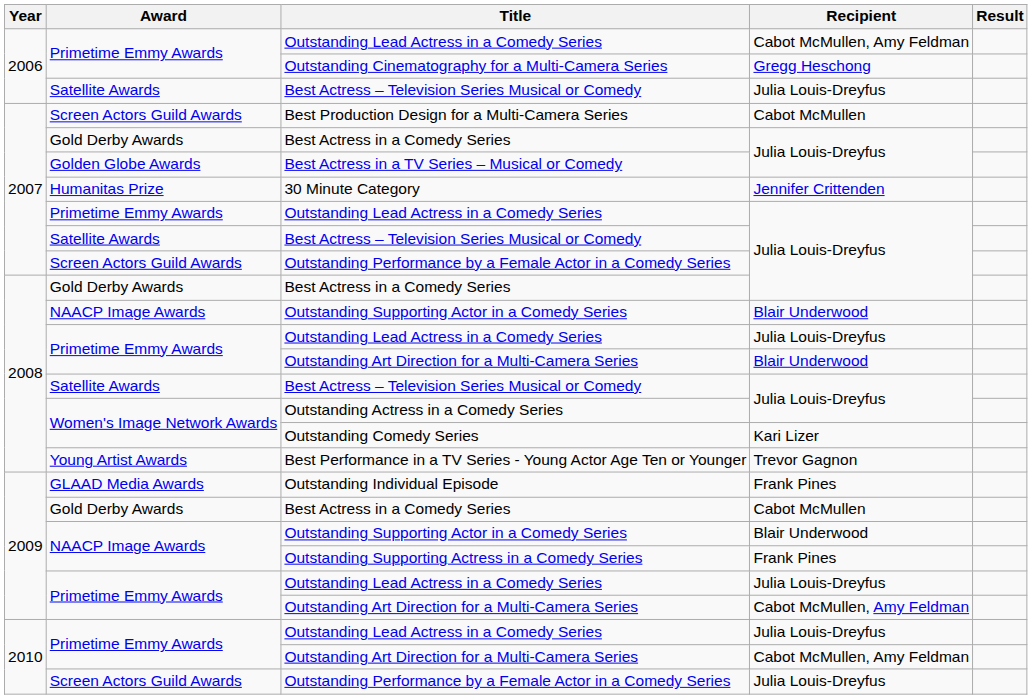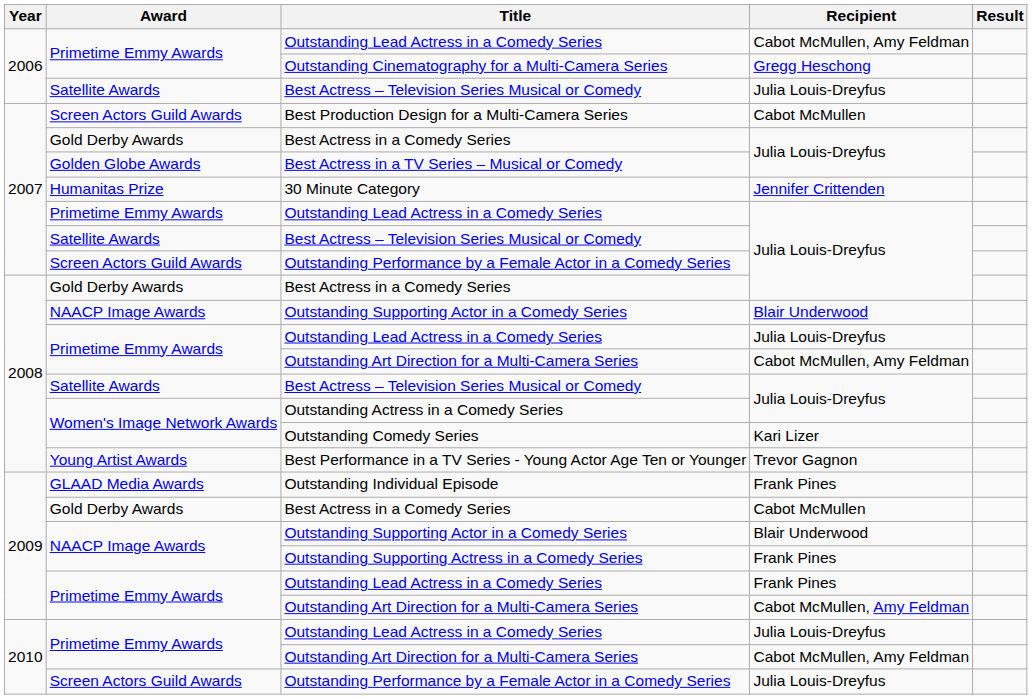(811, 361) Blair Underwood -> (861, 361) Cabot McMullen, Amy Feldman
(819, 582) Julia Louis-Dreyfus -> (795, 582) Frank Pines
